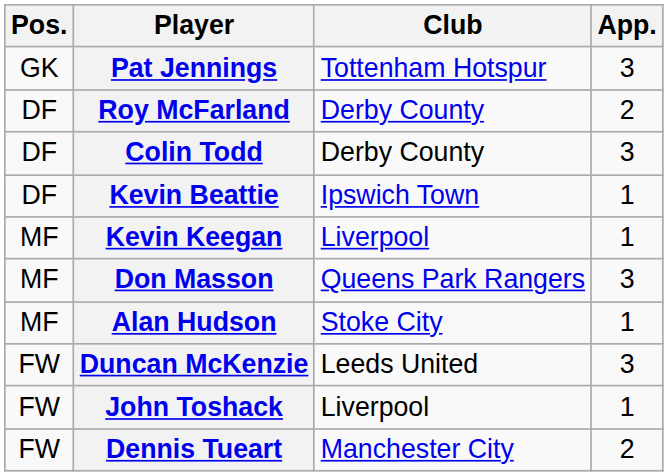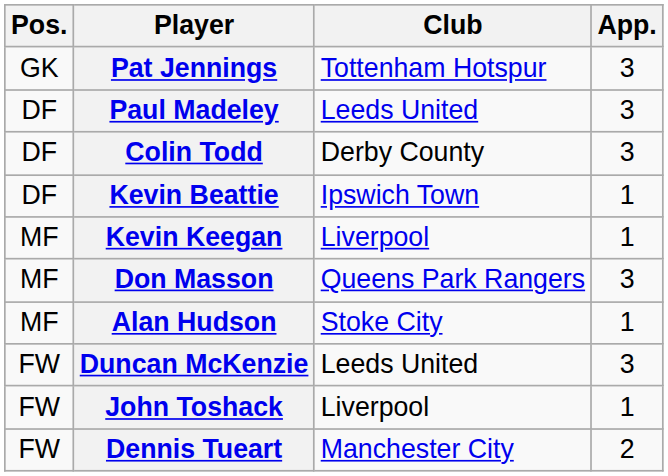+ row: (194, 110)
- row: (194, 110)
